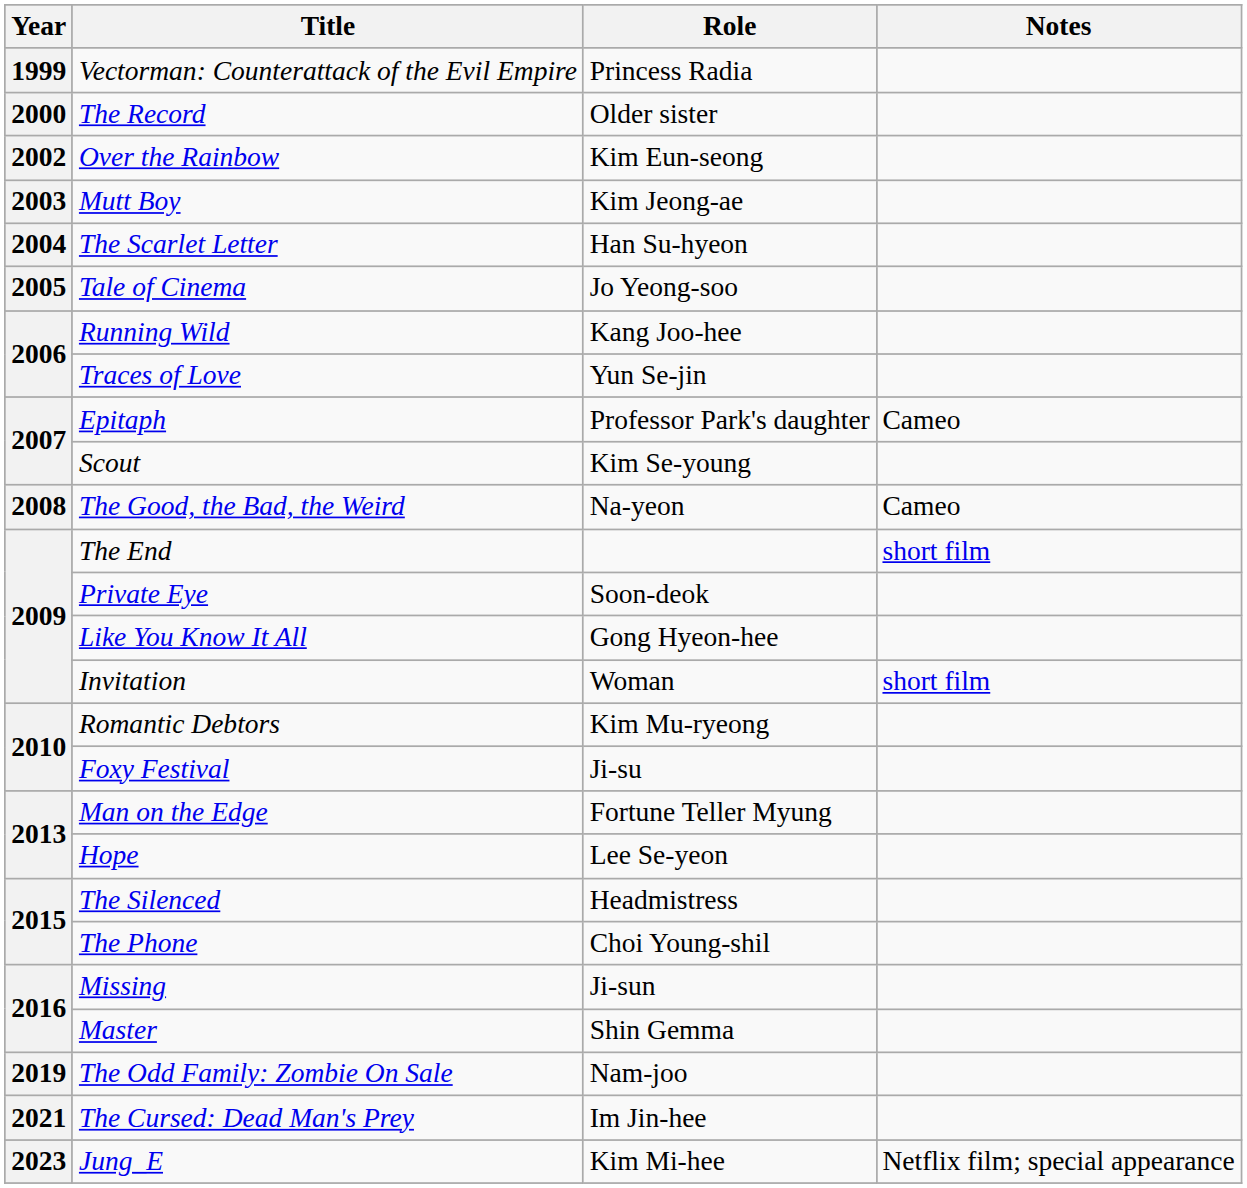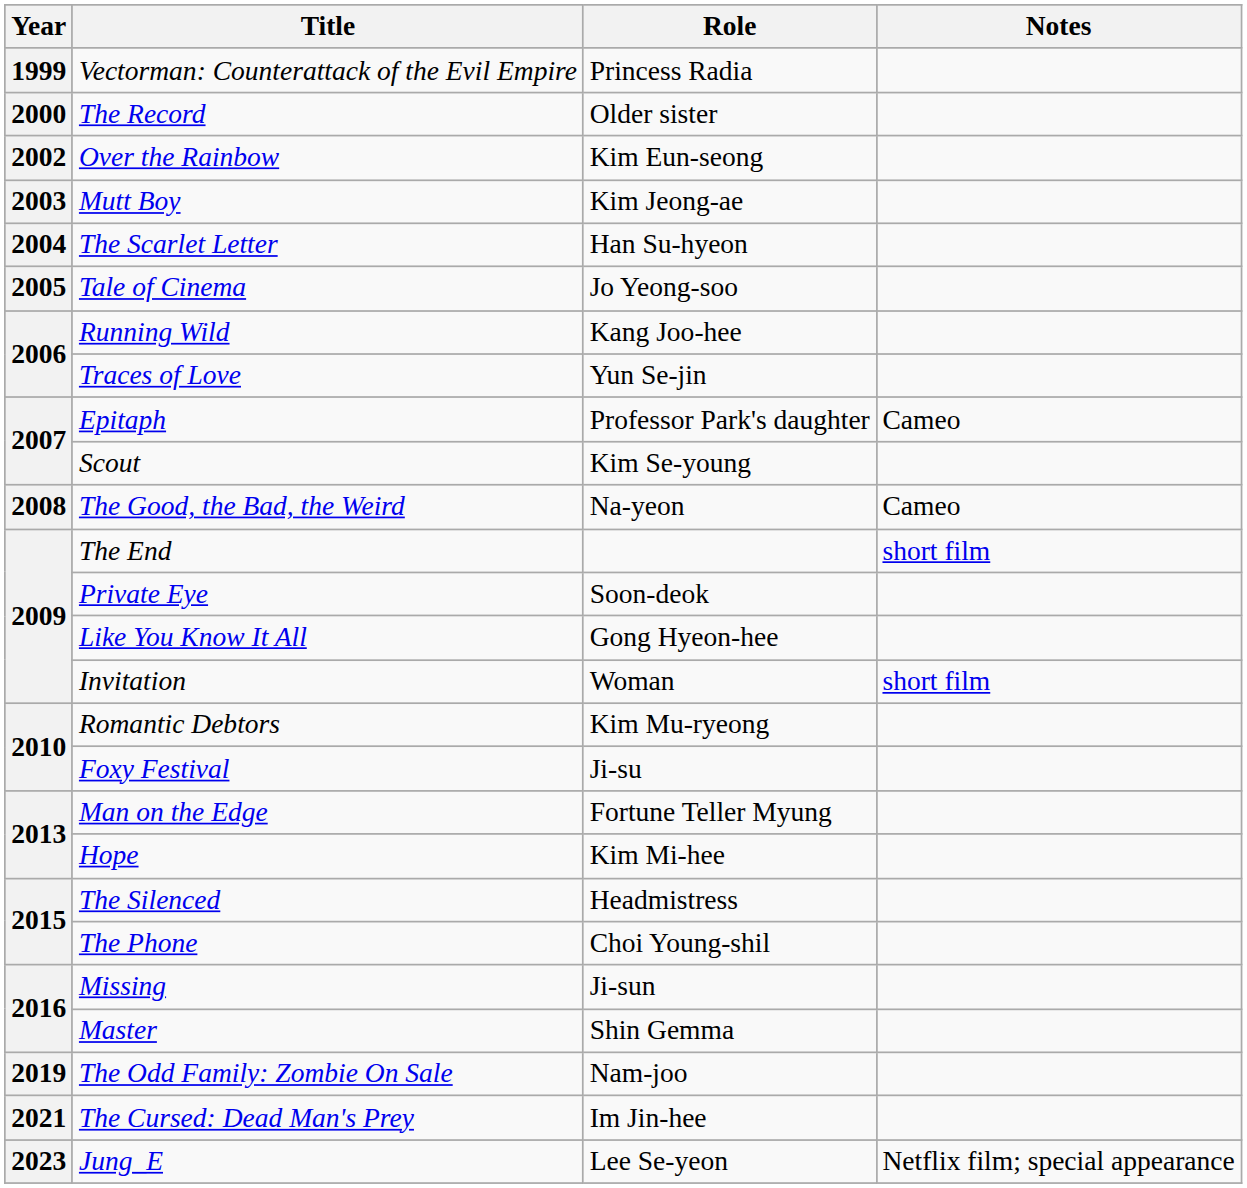(659, 855) Lee Se-yeon -> (657, 855) Kim Mi-hee
(657, 1161) Kim Mi-hee -> (659, 1161) Lee Se-yeon
